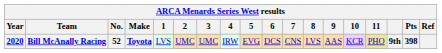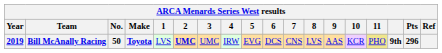(15, 41) 2020 -> (15, 41) 2019
(117, 41) 52 -> (117, 41) 50
(185, 41) normal -> (185, 41) bold
(411, 41) 398 -> (412, 41) 296
